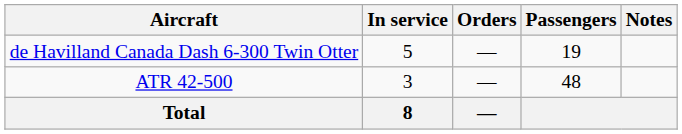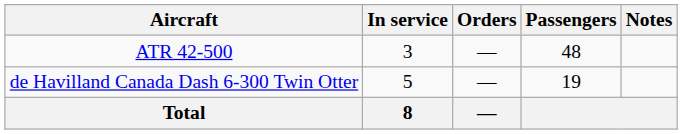rows swapped: (184, 81) <-> (184, 50)
